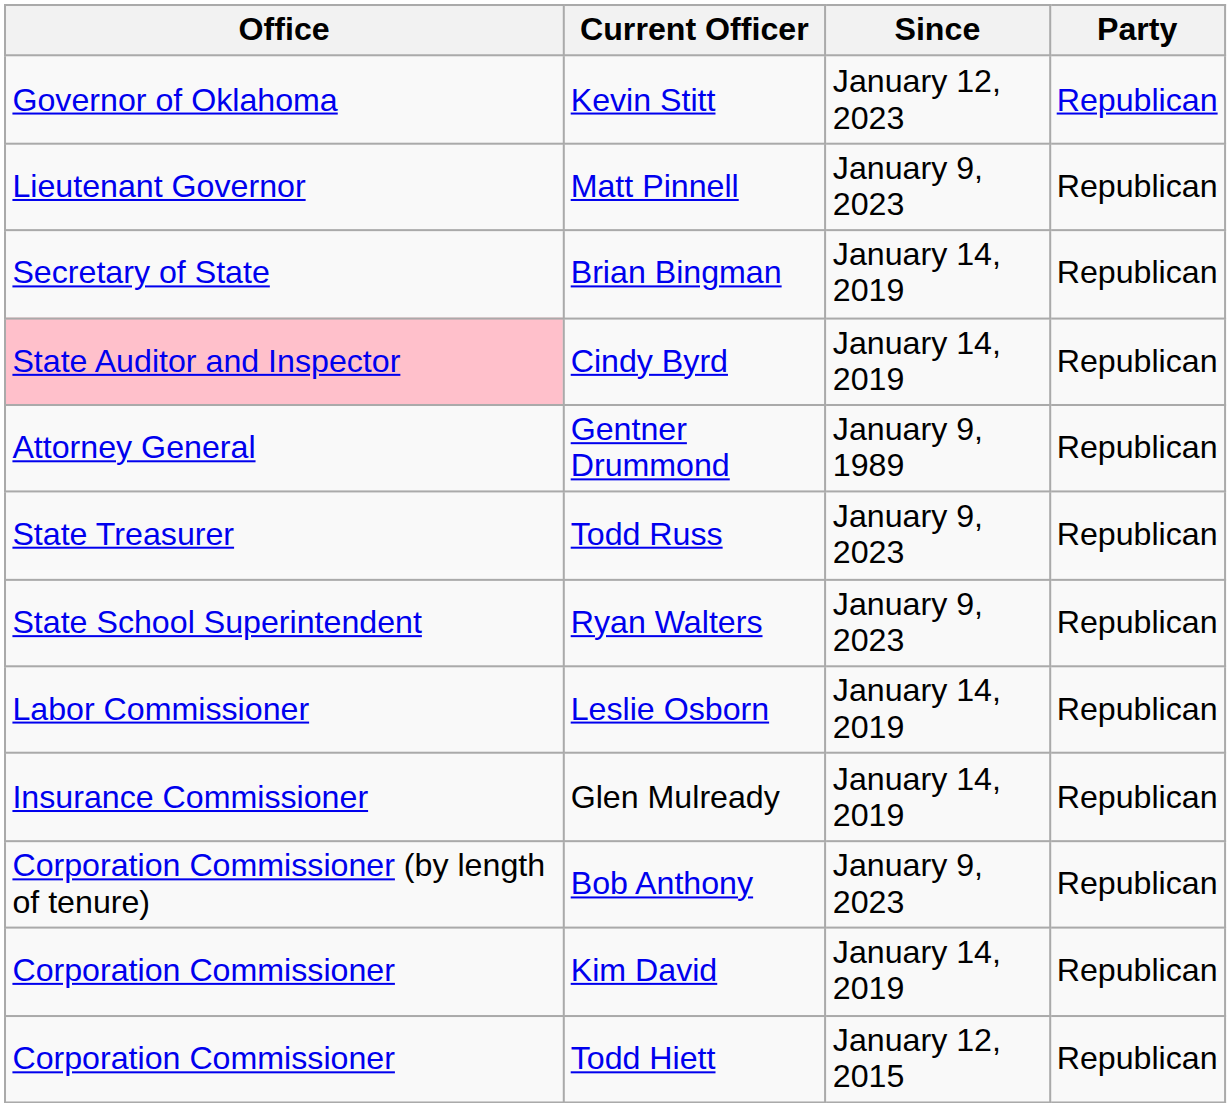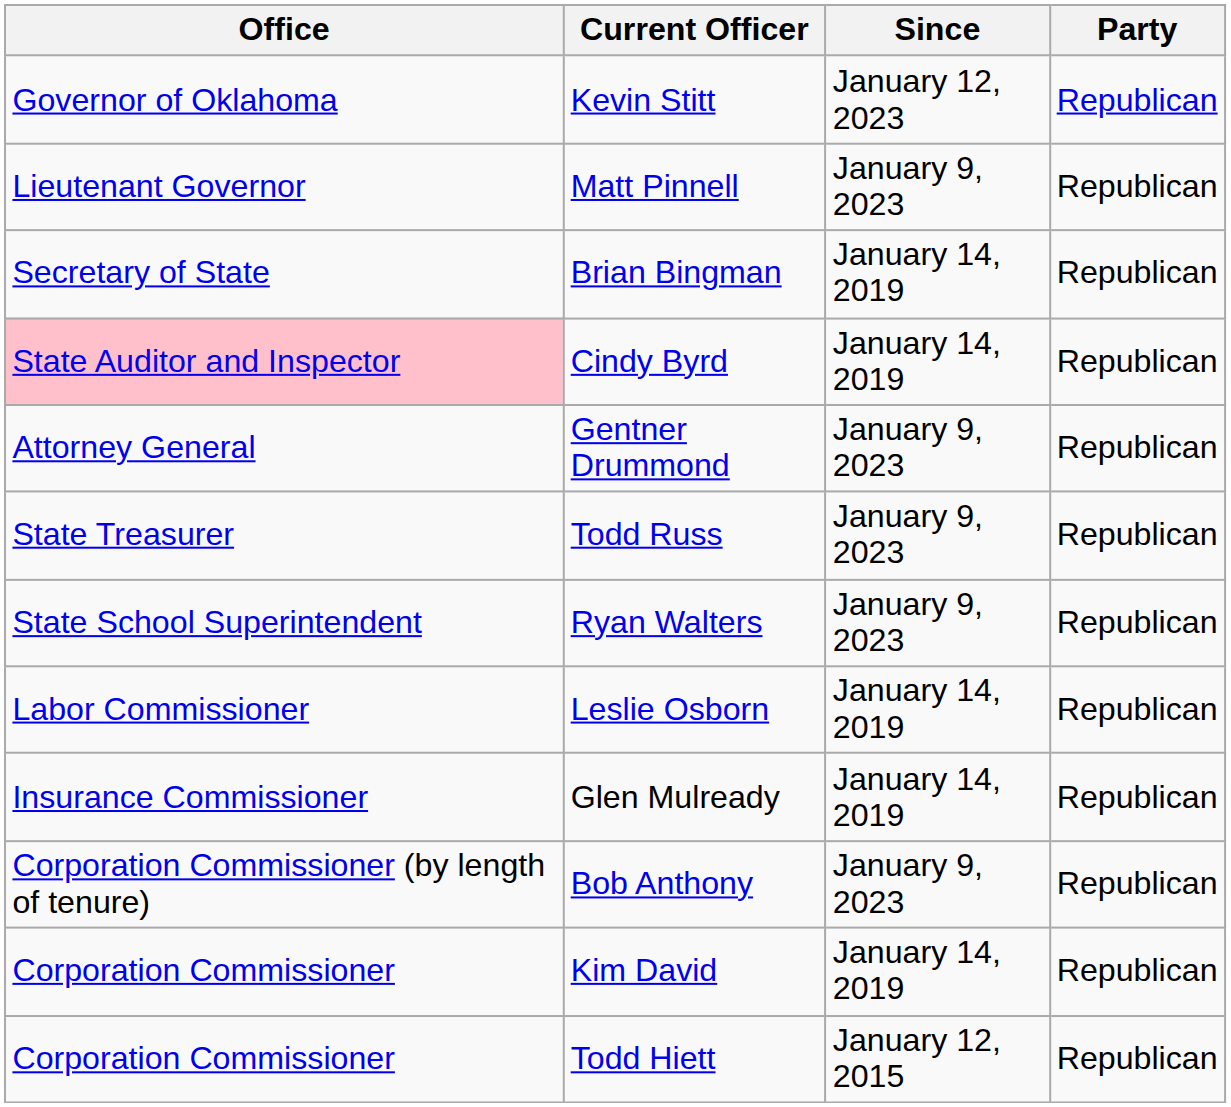(908, 447) January 9, 1989 -> (908, 447) January 9, 2023
